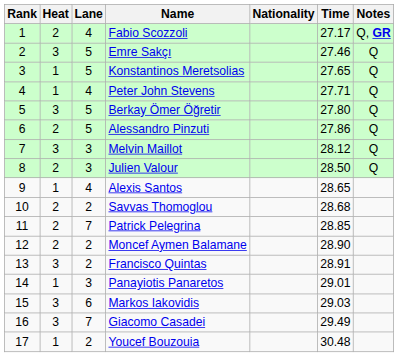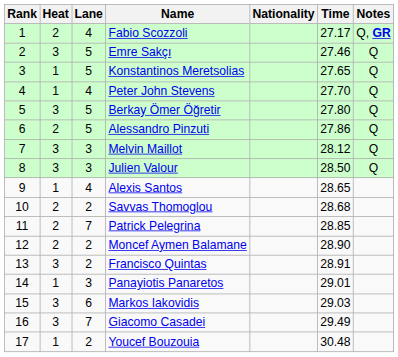(335, 91) 27.71 -> (335, 91) 27.70
(56, 168) 2 -> (56, 168) 3
